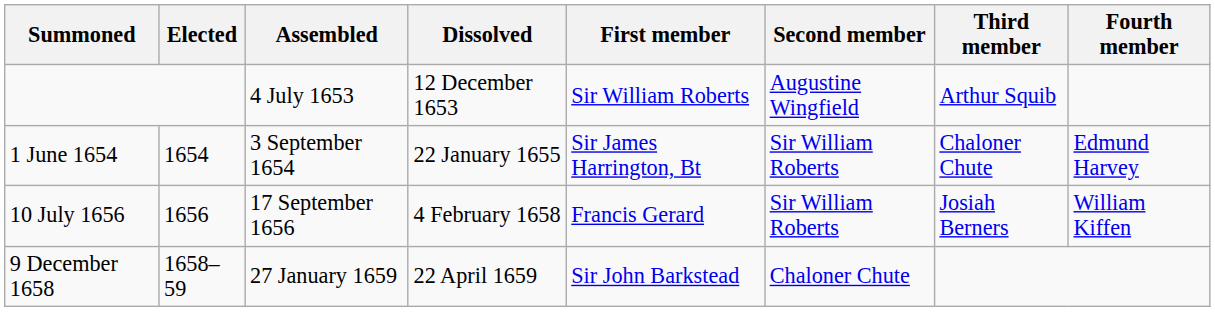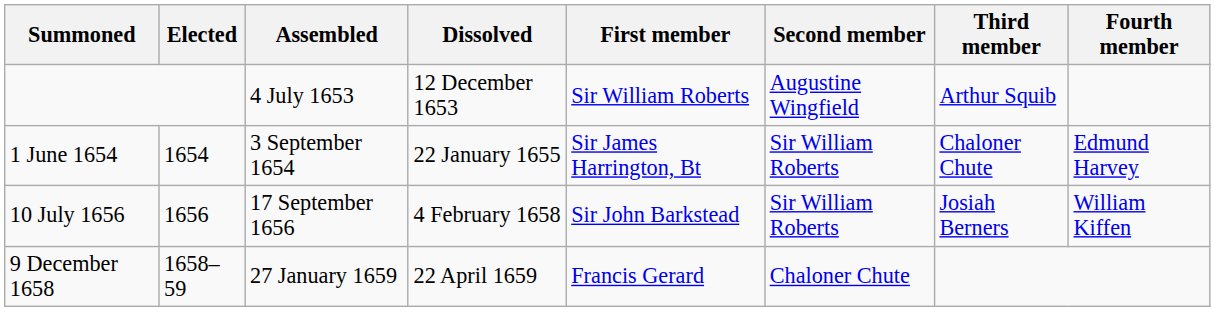(638, 215) Francis Gerard -> (655, 215) Sir John Barkstead
(655, 275) Sir John Barkstead -> (638, 275) Francis Gerard
